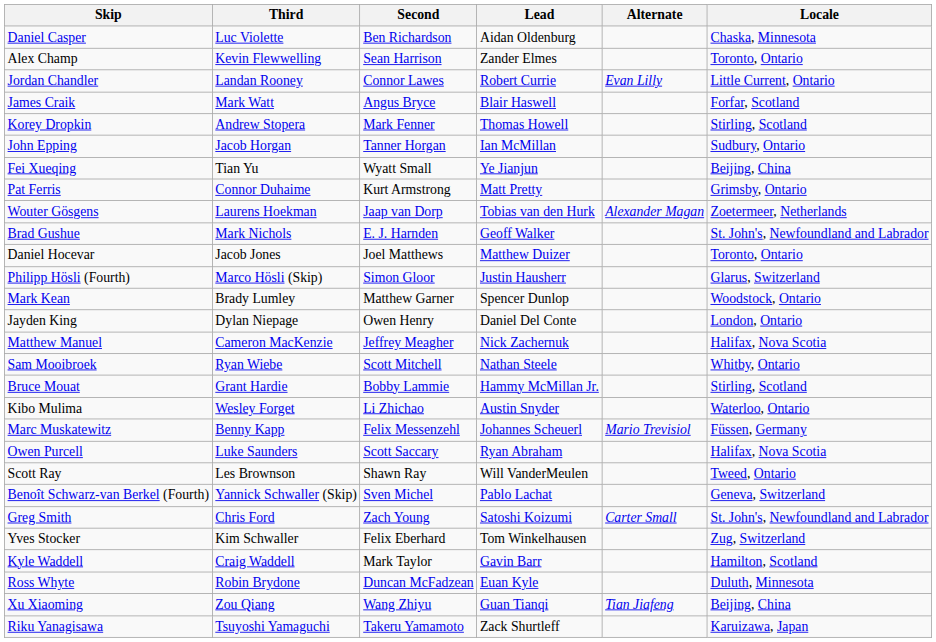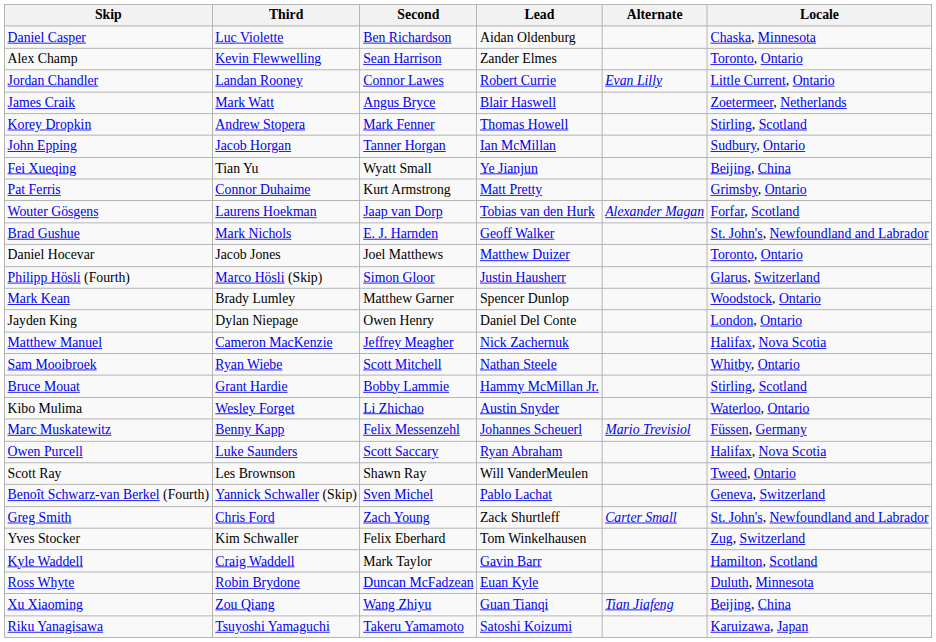(755, 102) Forfar, Scotland -> (779, 102) Zoetermeer, Netherlands
(779, 211) Zoetermeer, Netherlands -> (755, 211) Forfar, Scotland
(526, 517) Satoshi Koizumi -> (520, 517) Zack Shurtleff
(520, 626) Zack Shurtleff -> (526, 626) Satoshi Koizumi
